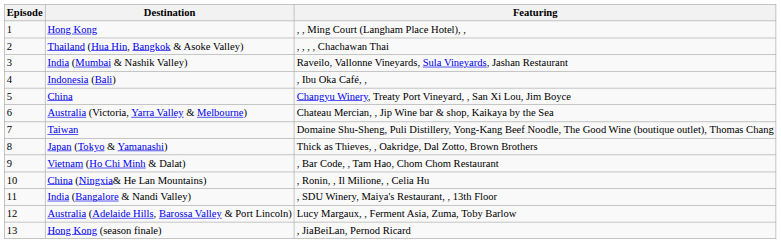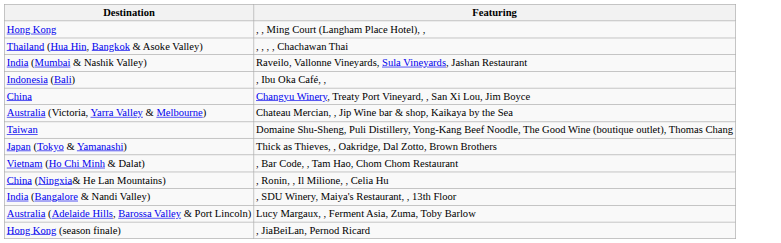- column: (25, 12)
